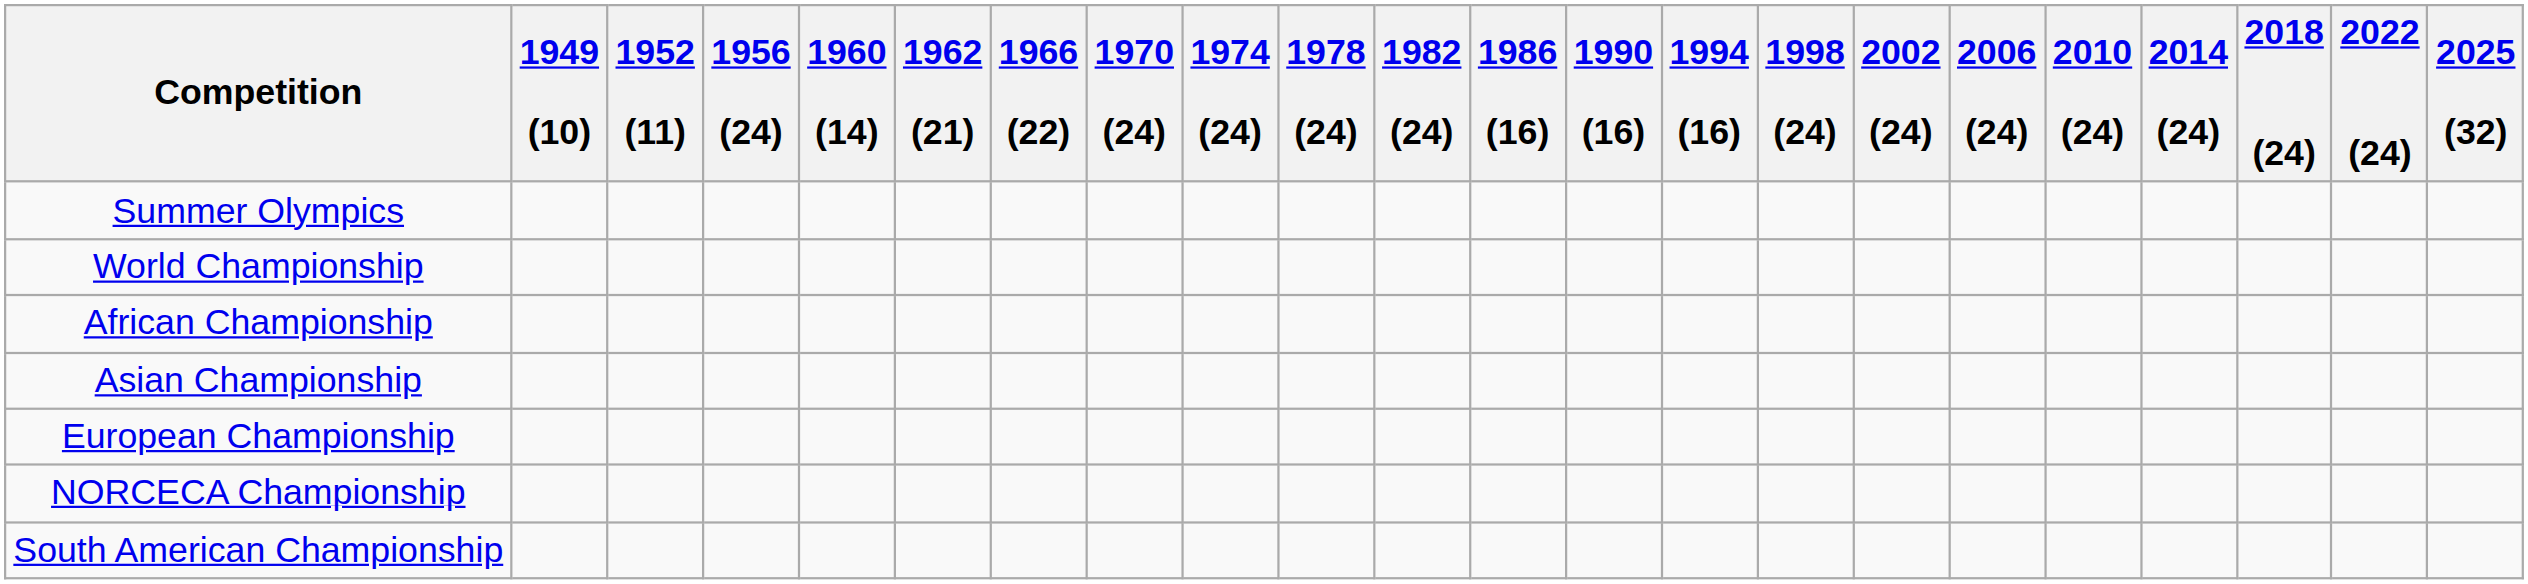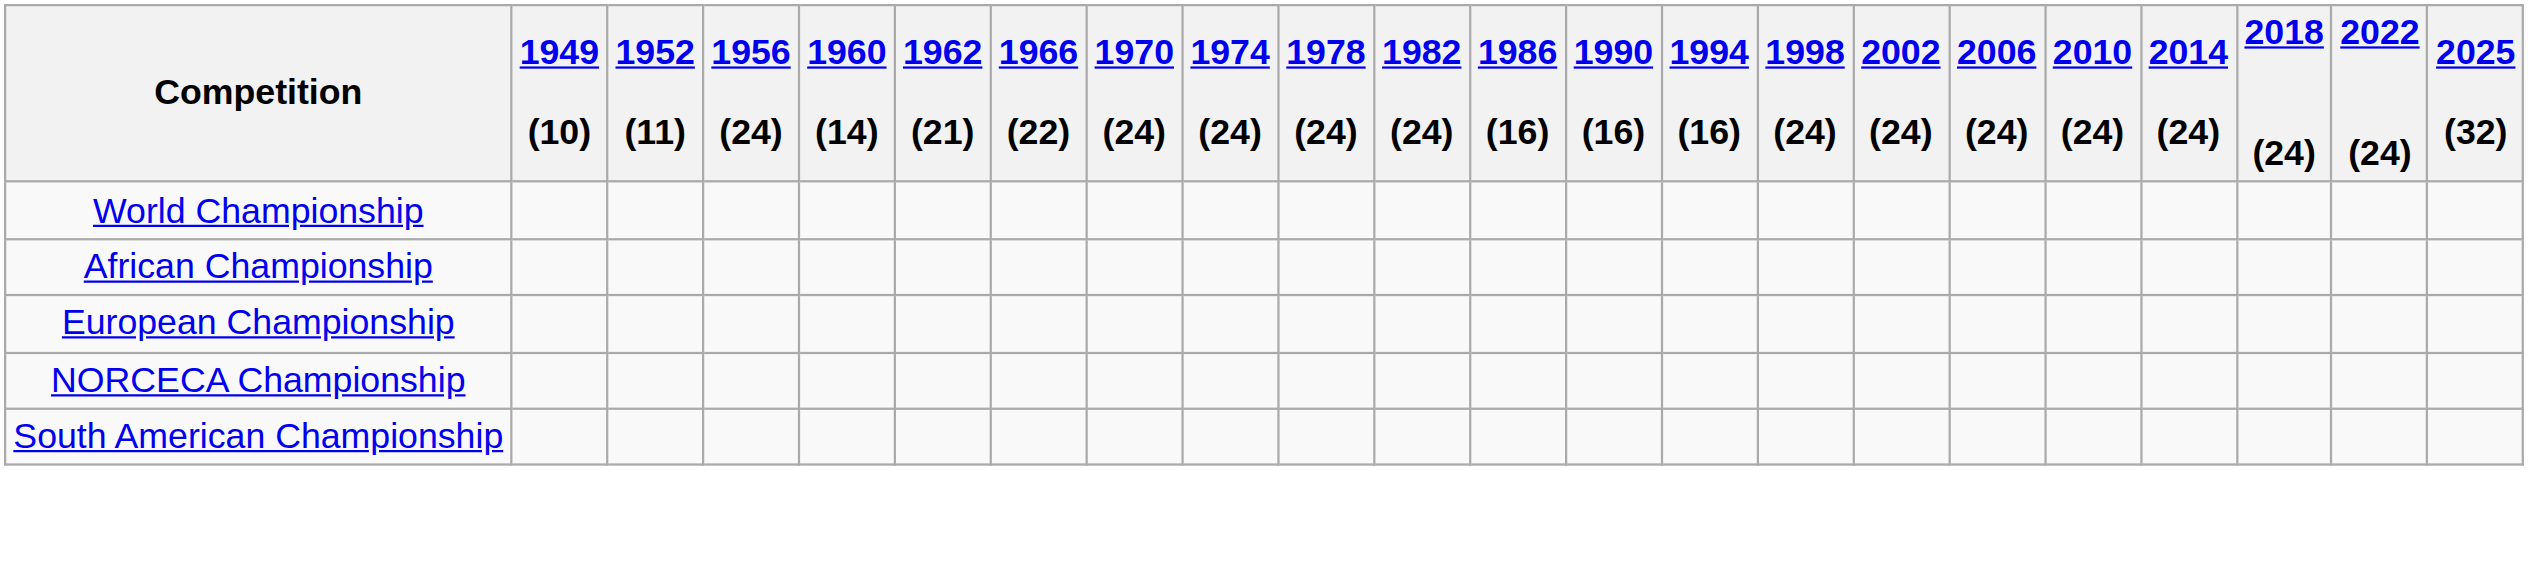- row: (258, 209)
- row: (258, 379)
